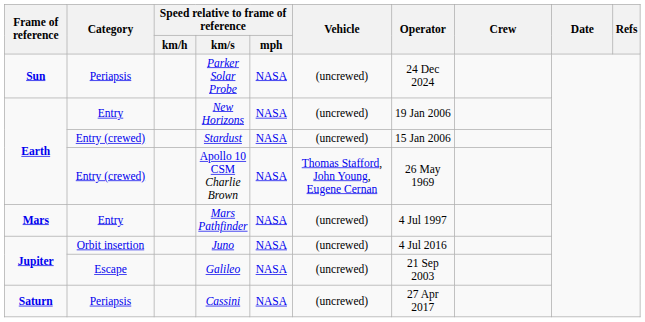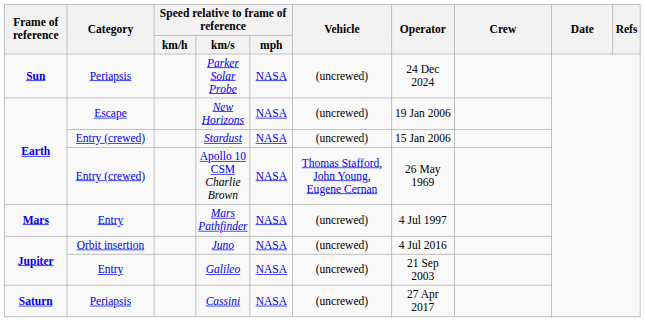(110, 113) Entry -> (110, 113) Escape
(110, 269) Escape -> (110, 269) Entry
